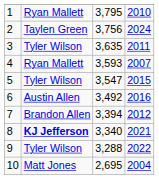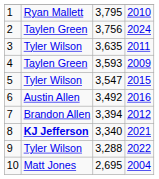(53, 64) Ryan Mallett -> (56, 64) Taylen Green
(139, 64) 2007 -> (139, 64) 2009
